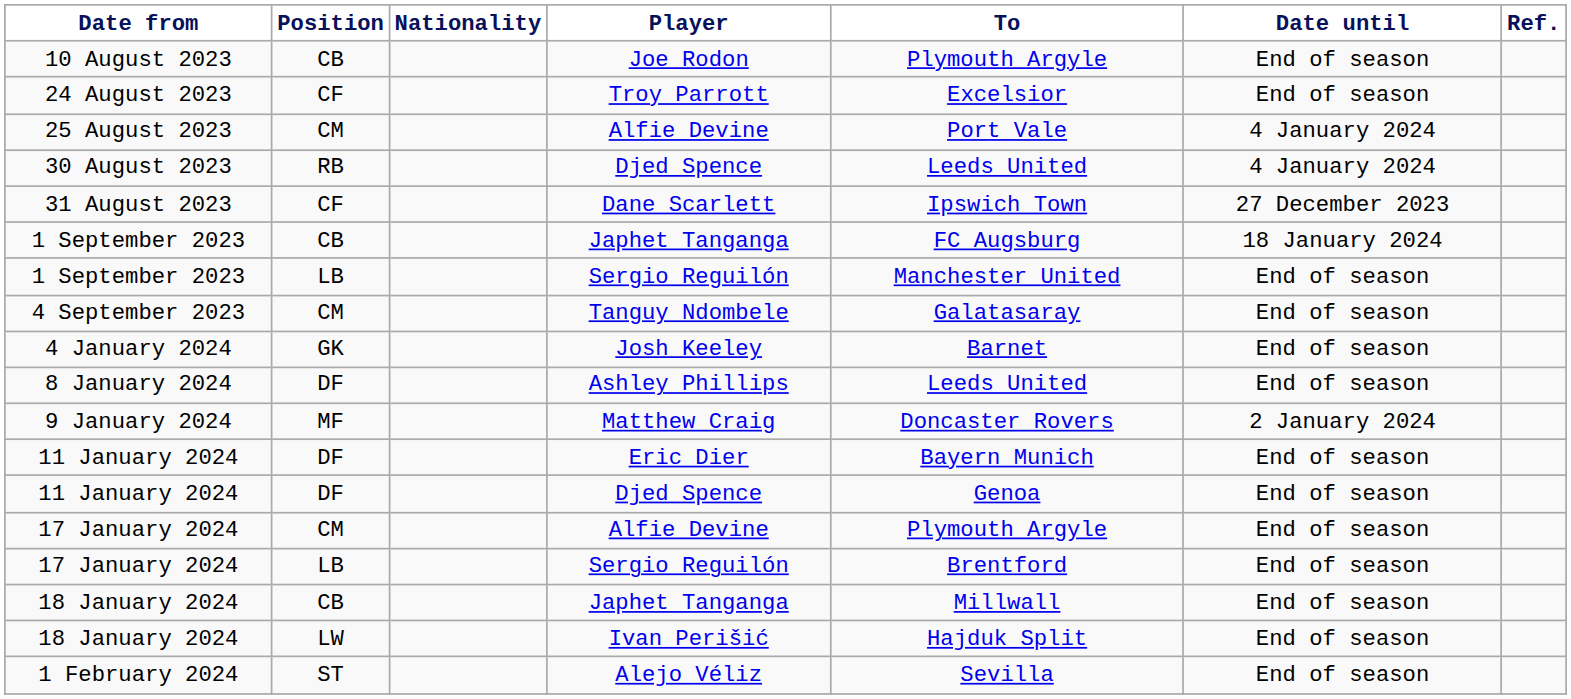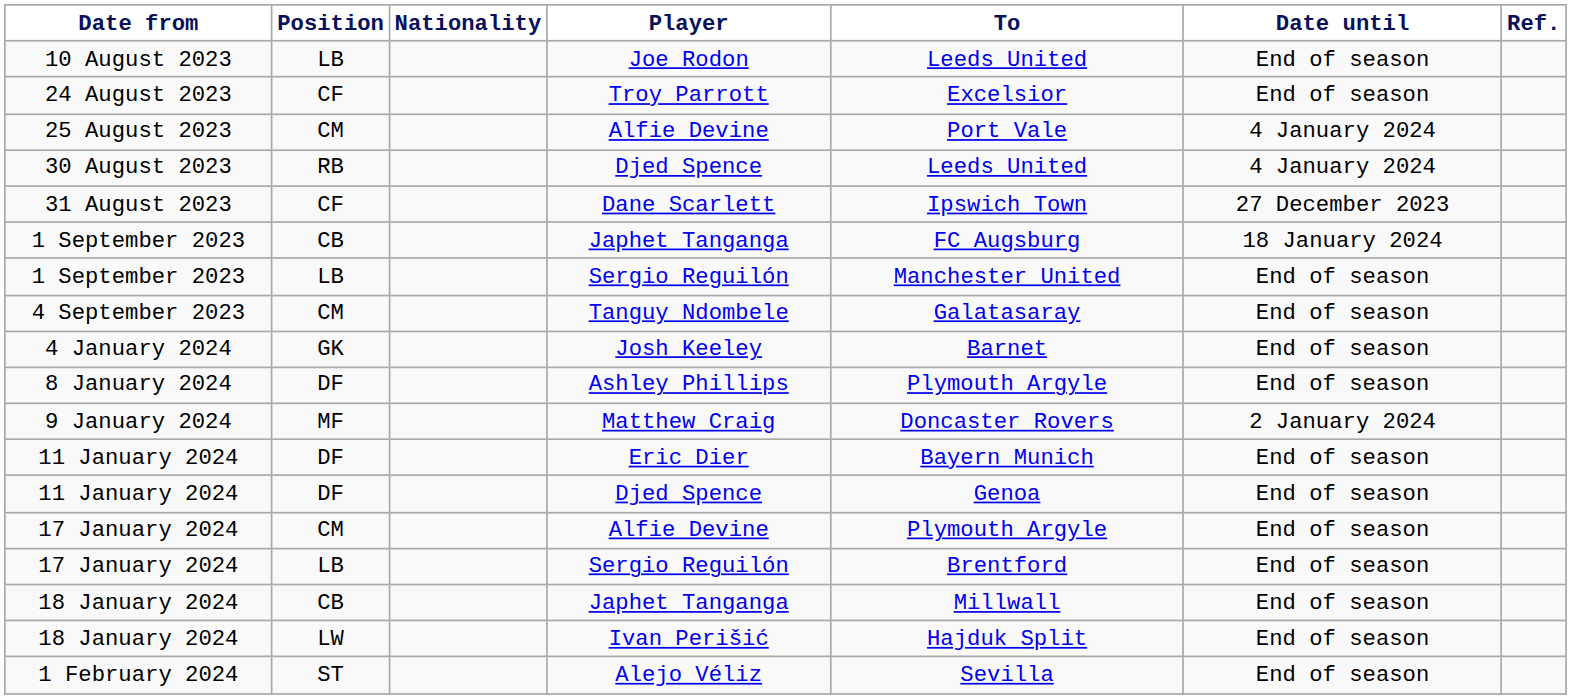(331, 59) CB -> (331, 59) LB
(1007, 59) Plymouth Argyle -> (1007, 59) Leeds United
(1007, 385) Leeds United -> (1007, 385) Plymouth Argyle
